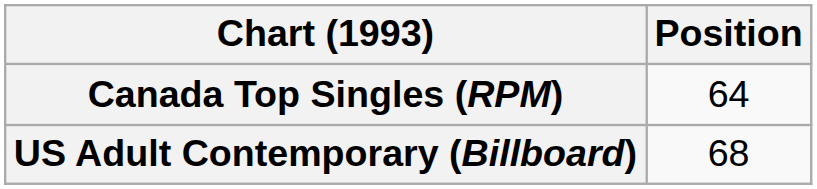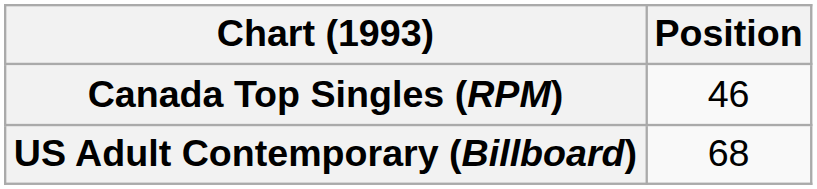(729, 93) 64 -> (729, 93) 46
